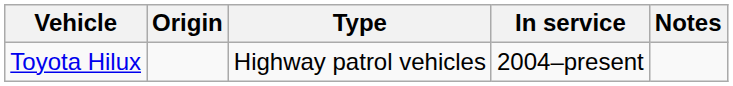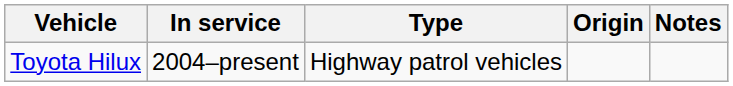columns swapped: (187, 23) <-> (570, 23)
